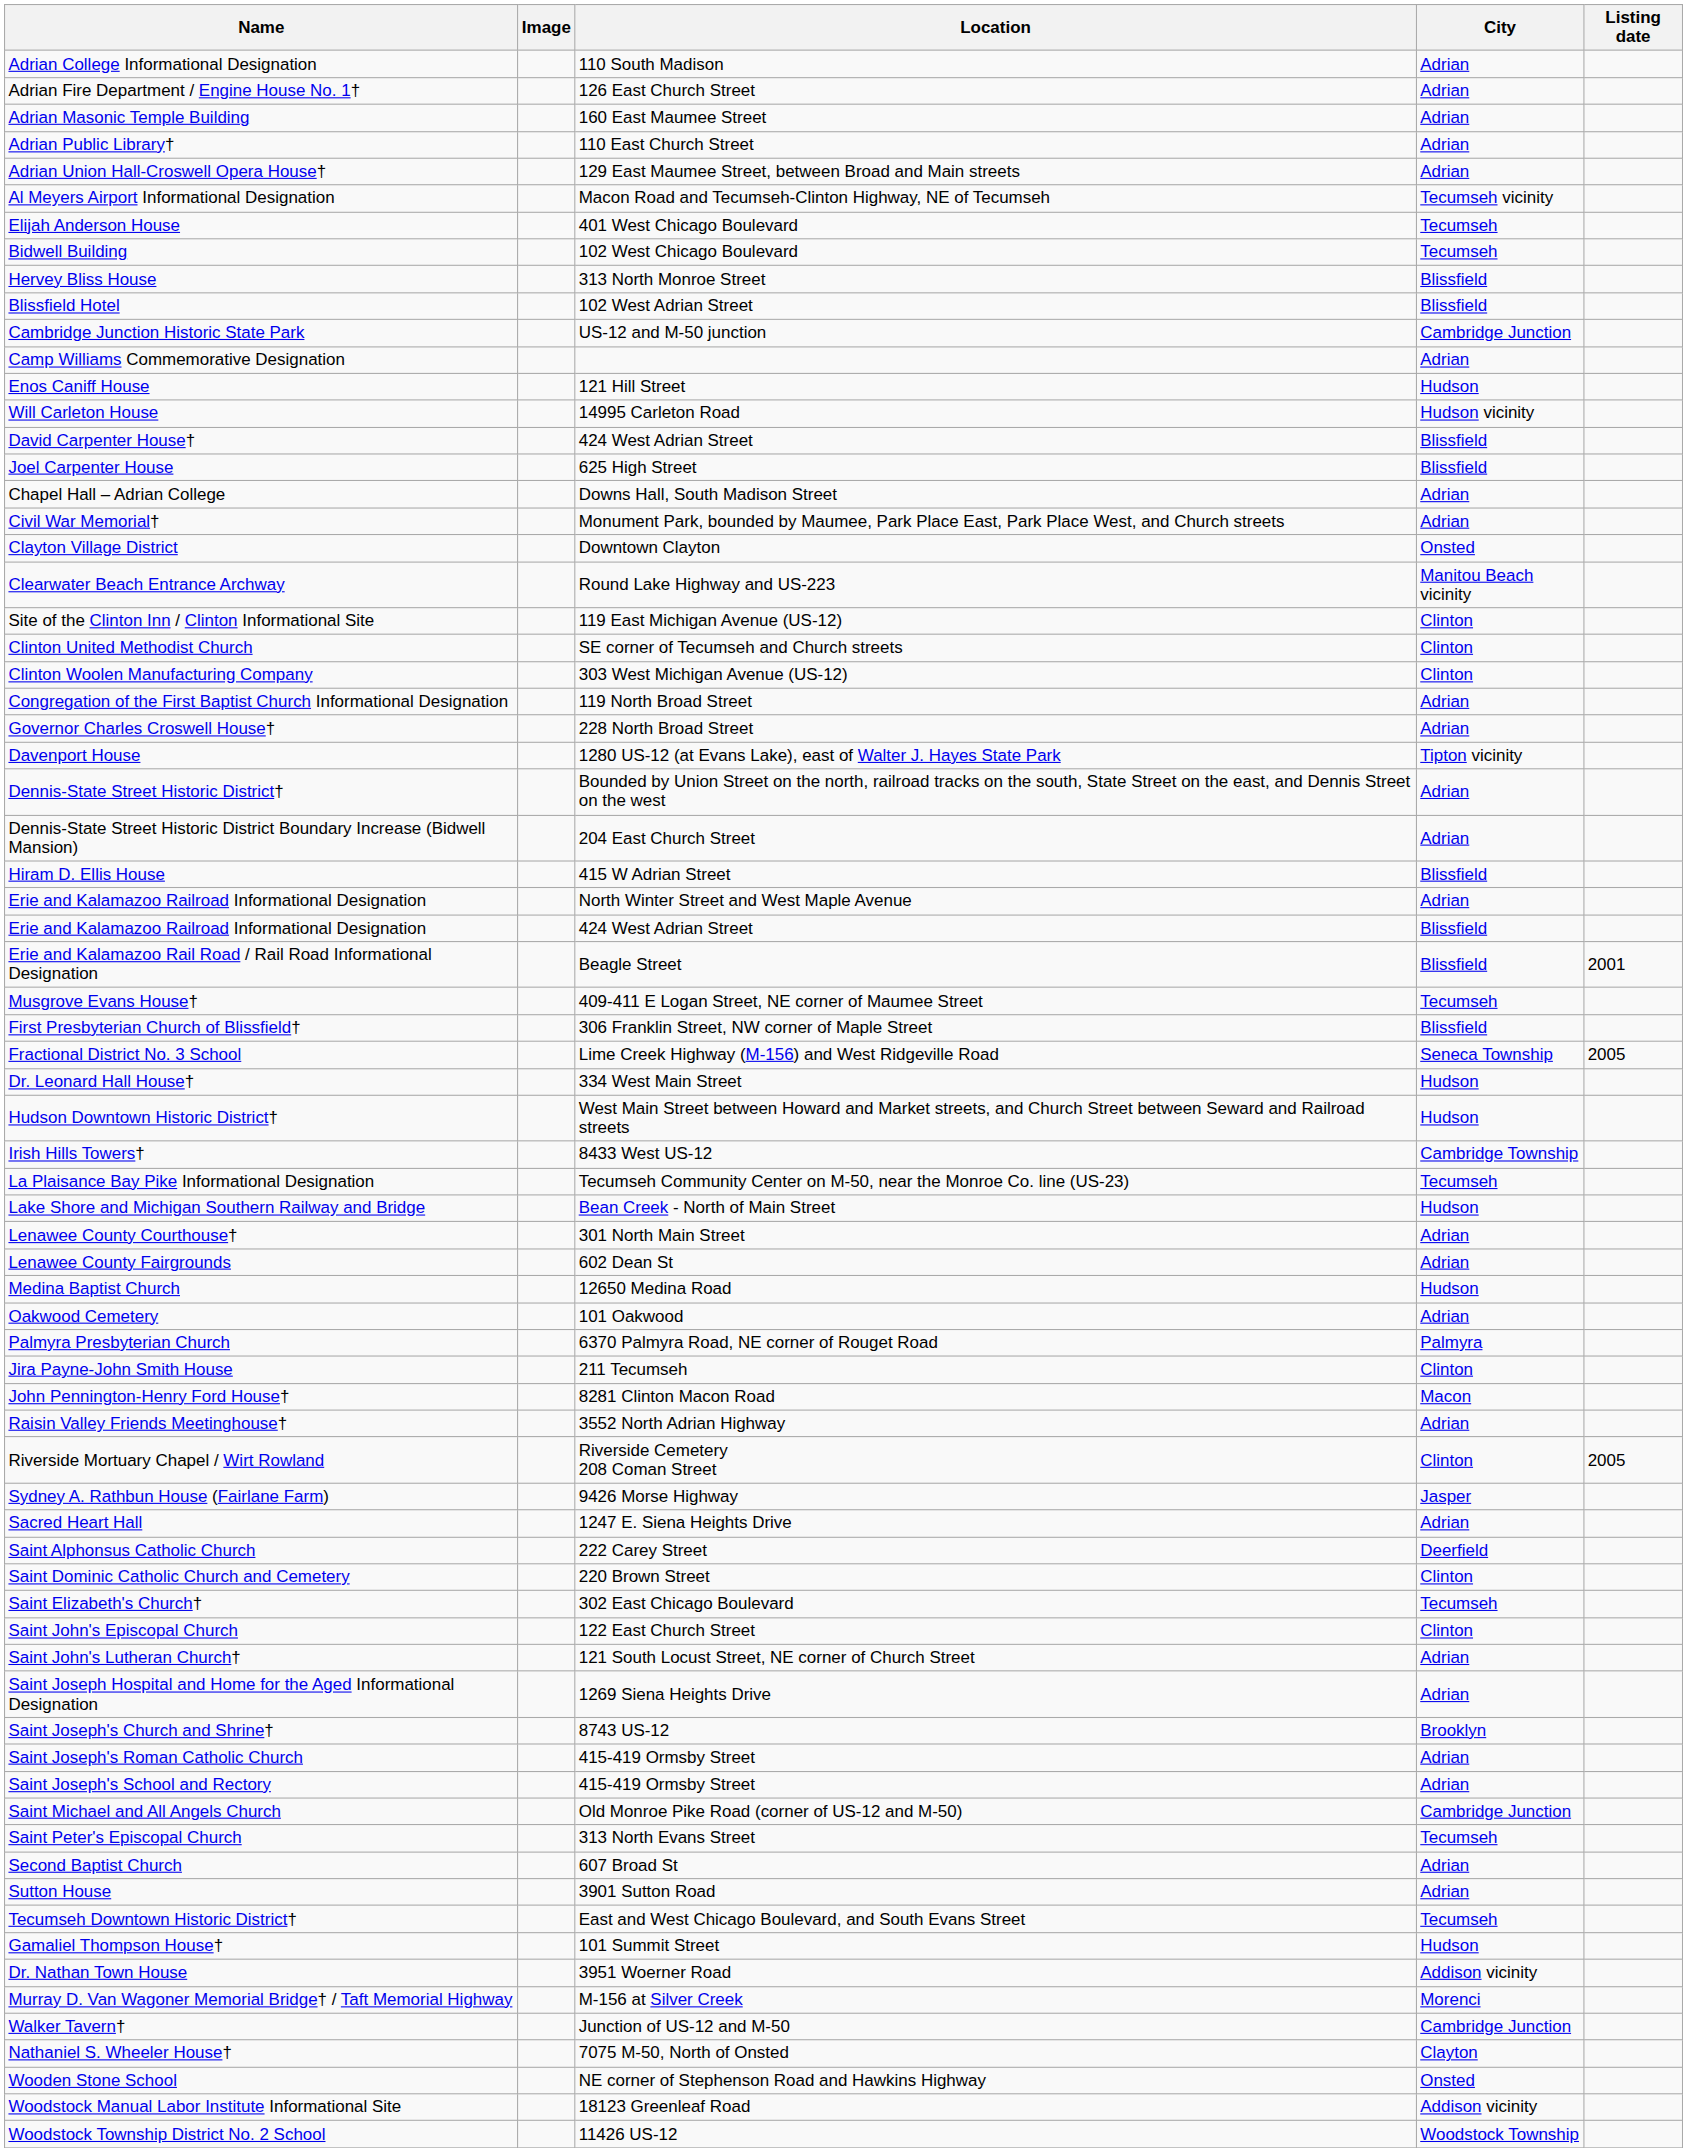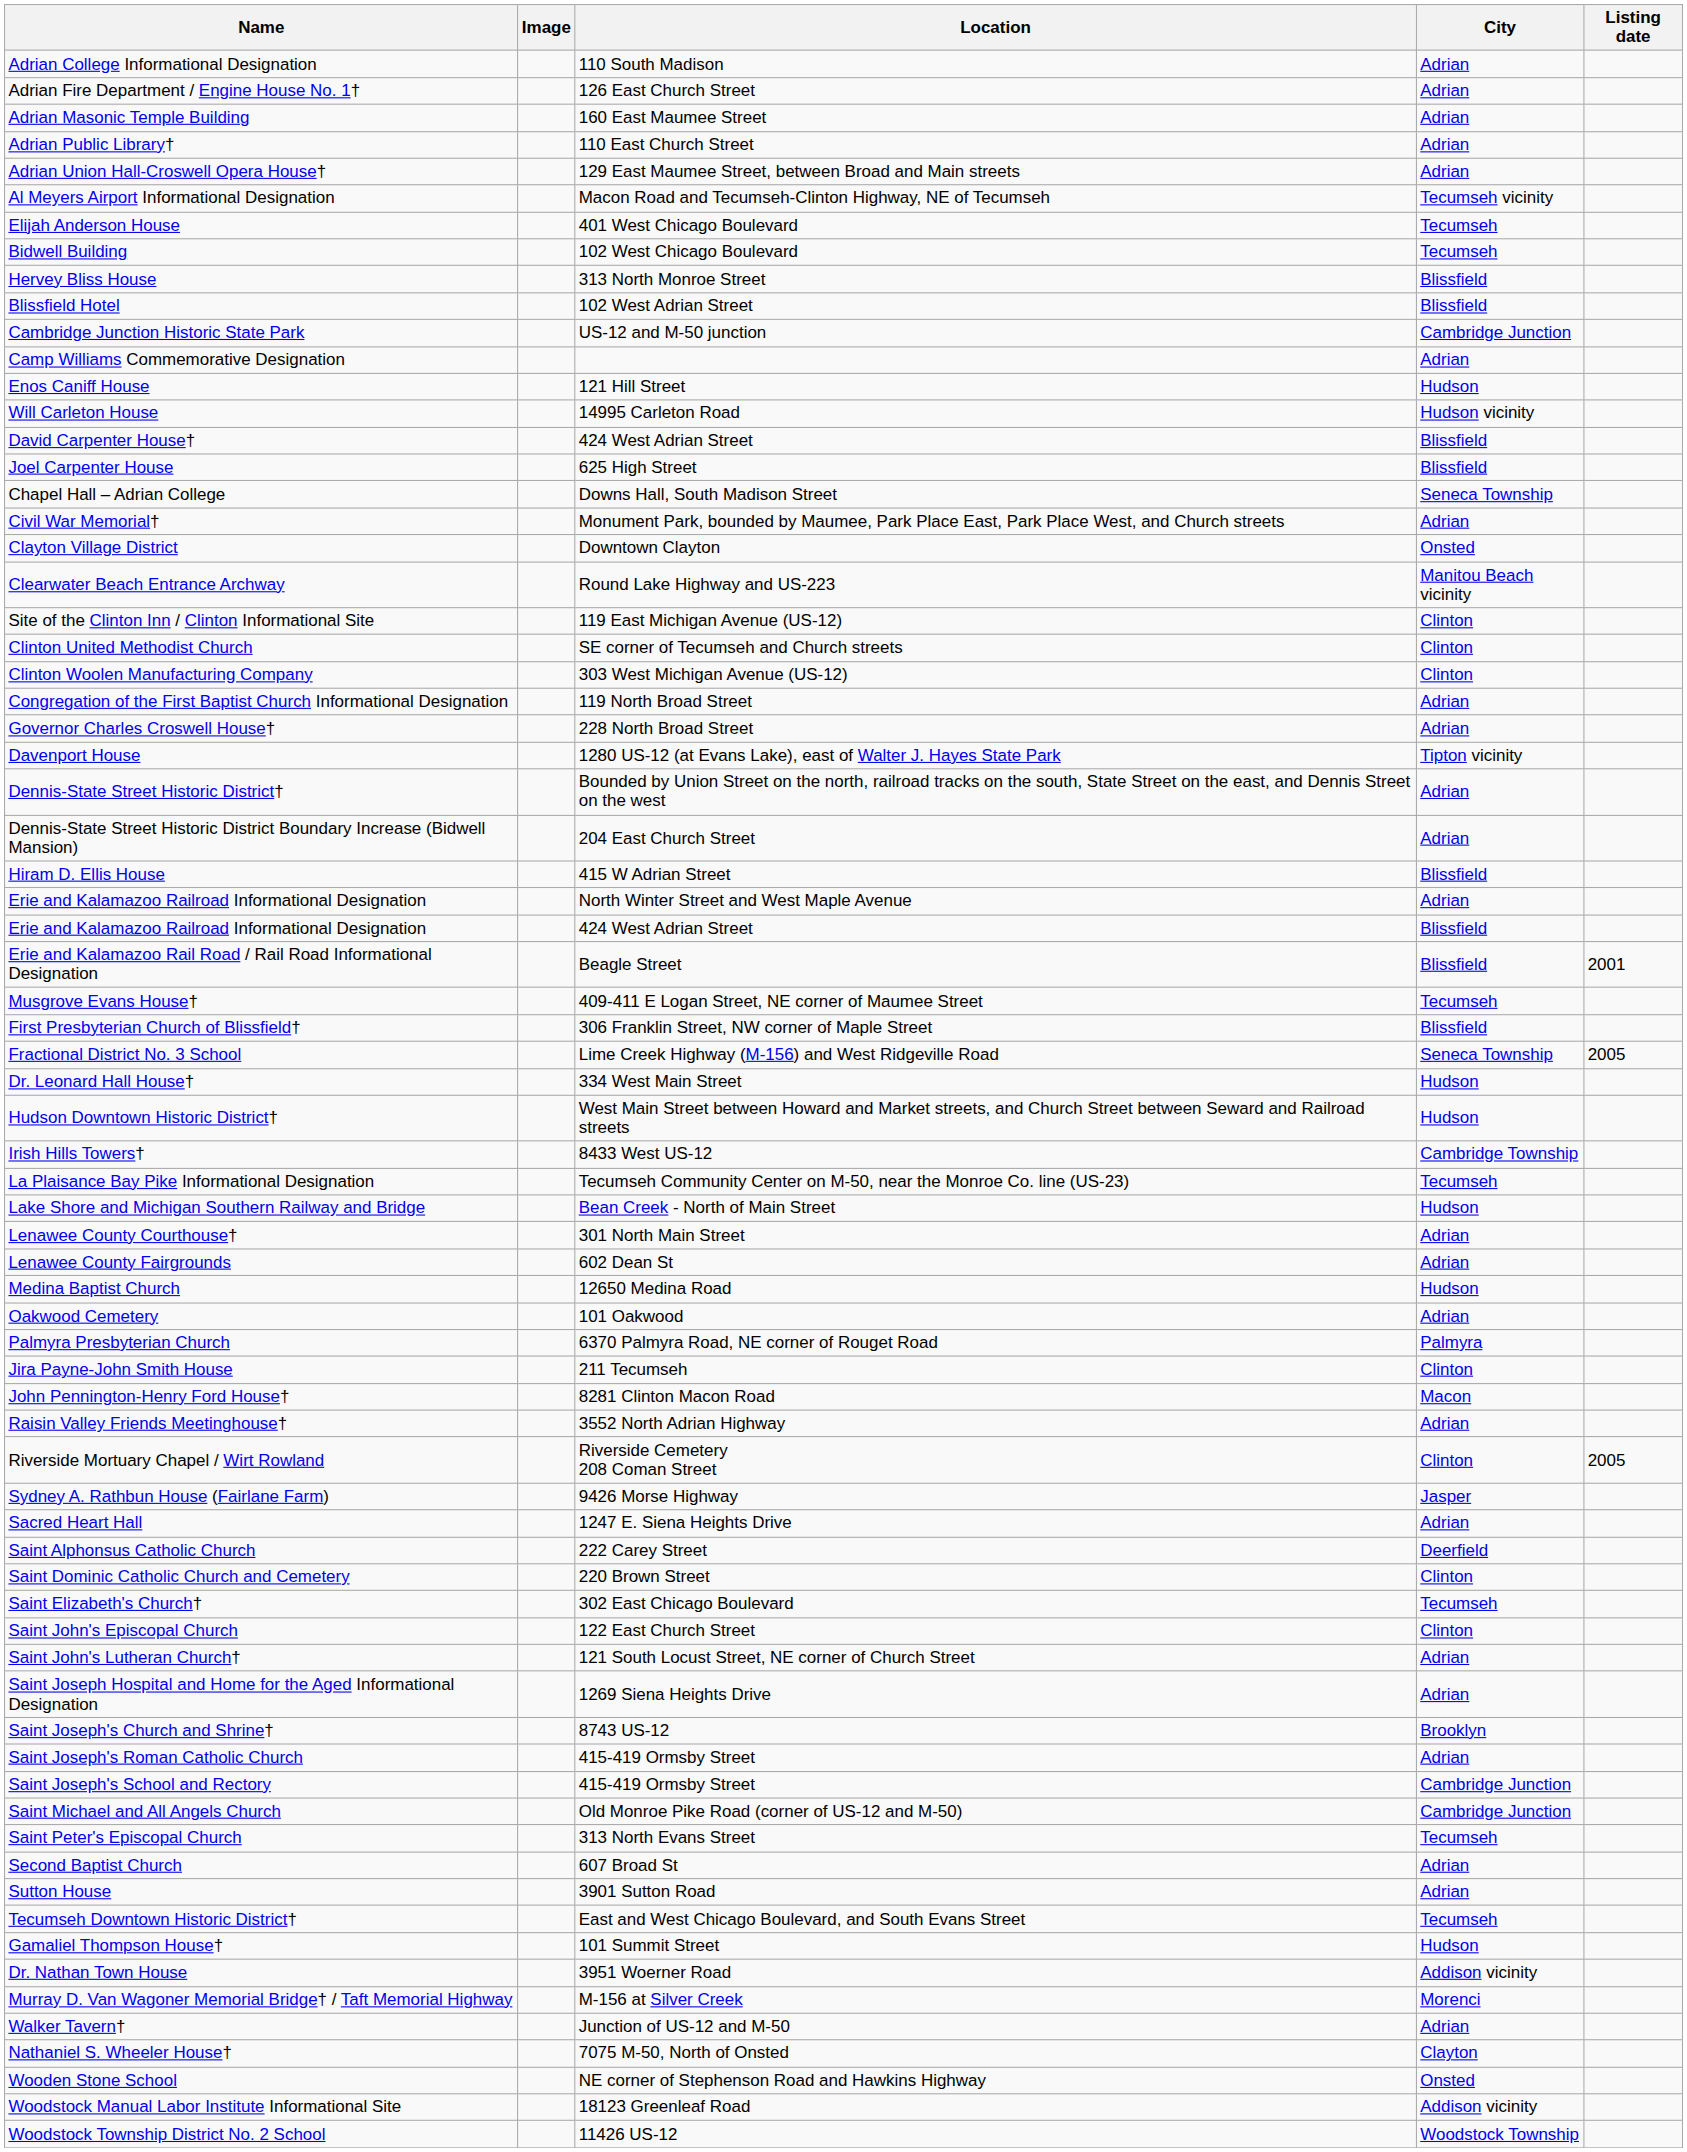(1445, 494) Adrian -> (1487, 494) Seneca Township
(1445, 1784) Adrian -> (1496, 1784) Cambridge Junction
(1496, 2026) Cambridge Junction -> (1445, 2026) Adrian
